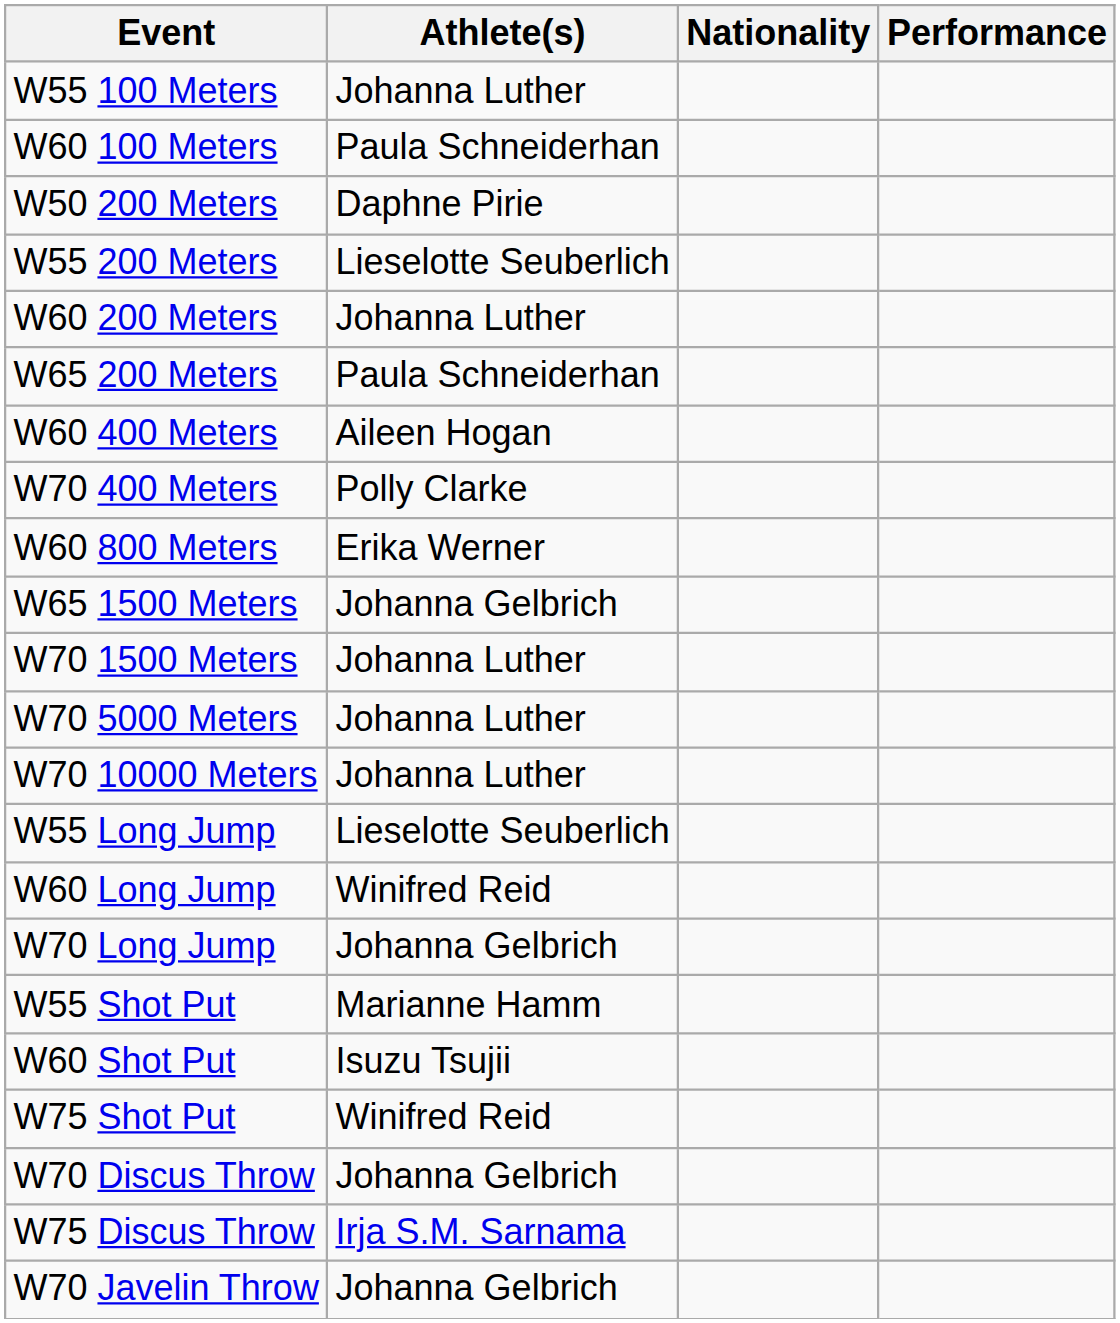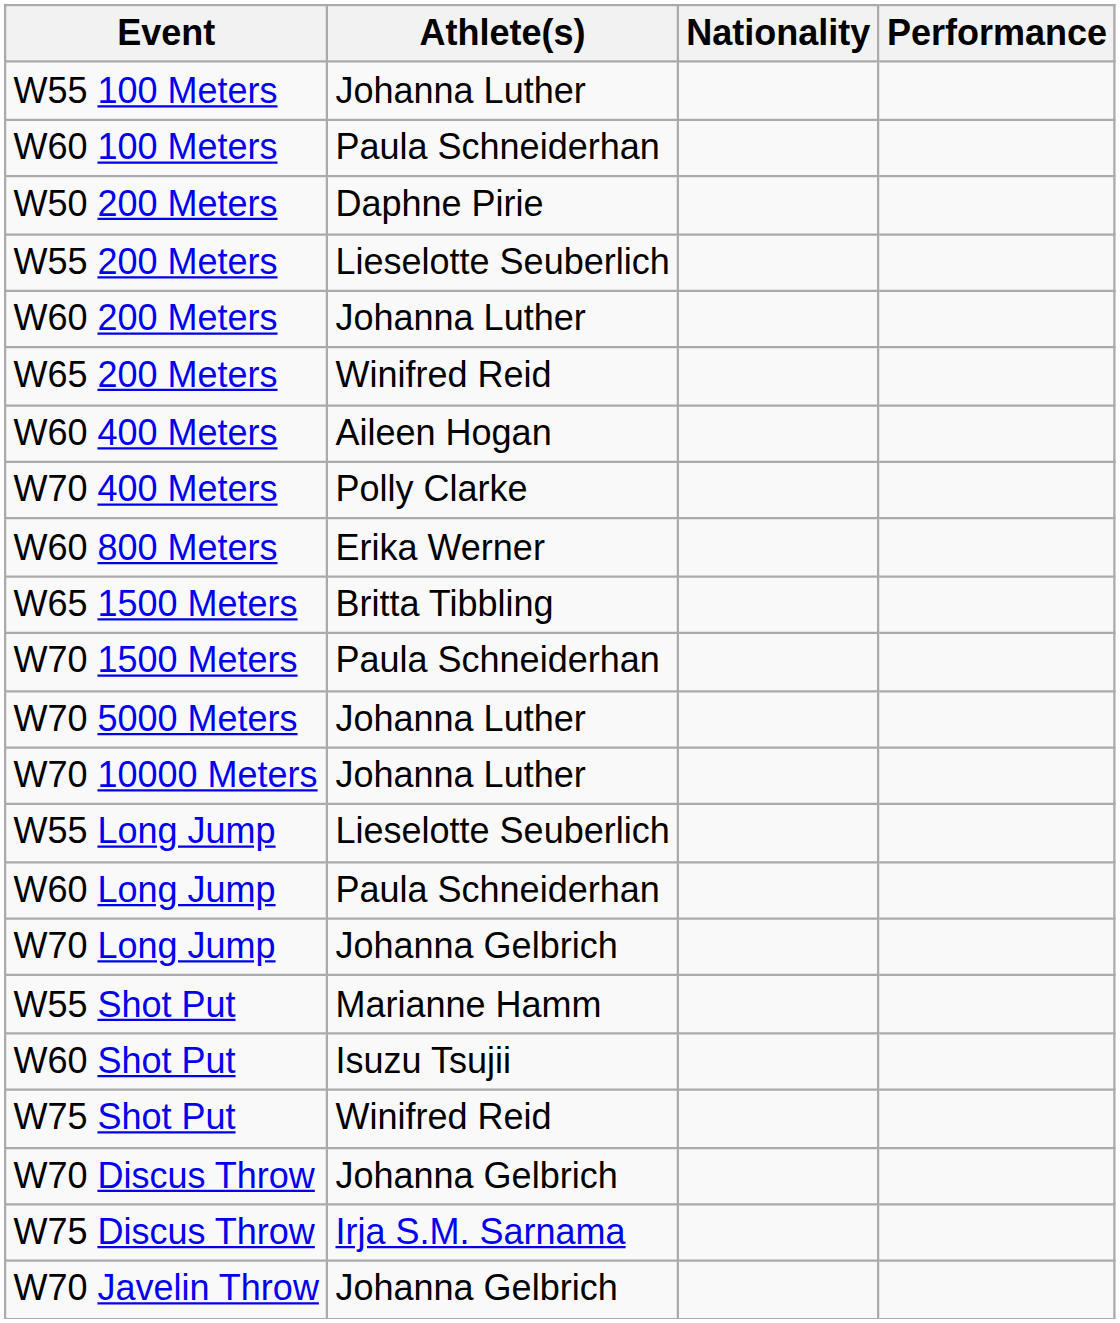(498, 375) Paula Schneiderhan -> (444, 375) Winifred Reid
(477, 603) Johanna Gelbrich -> (445, 603) Britta Tibbling
(461, 661) Johanna Luther -> (498, 661) Paula Schneiderhan
(444, 889) Winifred Reid -> (498, 889) Paula Schneiderhan
